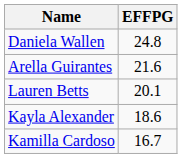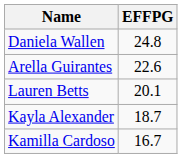(148, 66) 21.6 -> (148, 66) 22.6
(148, 116) 18.6 -> (148, 116) 18.7
